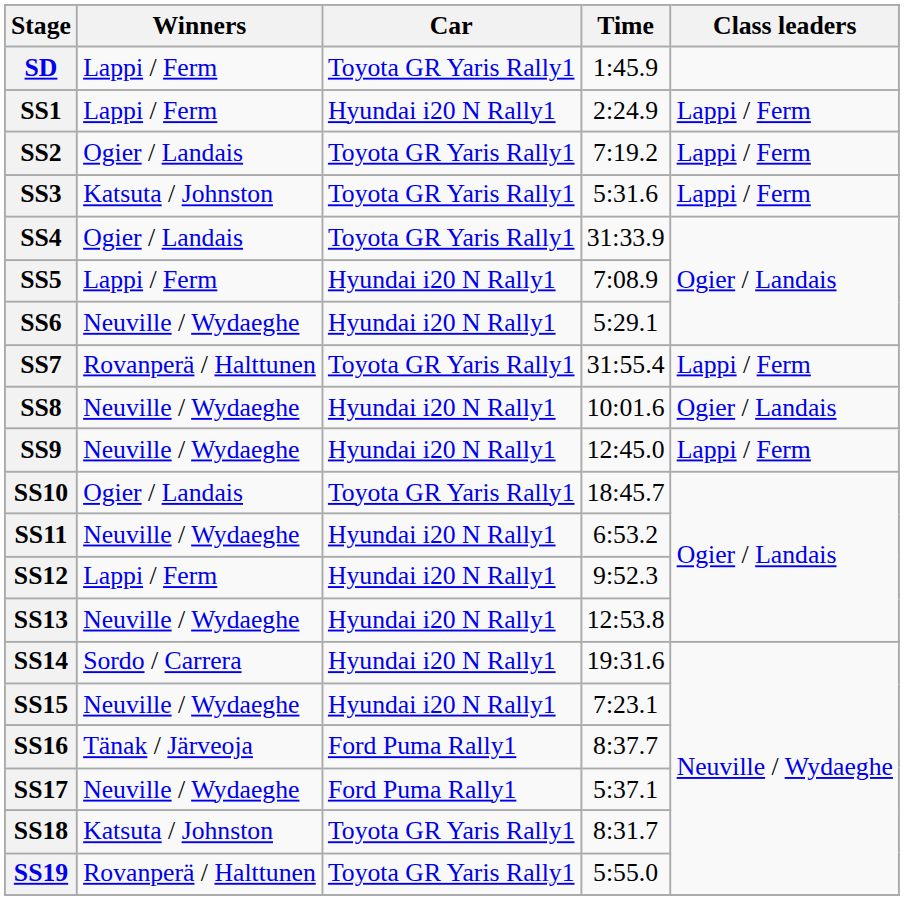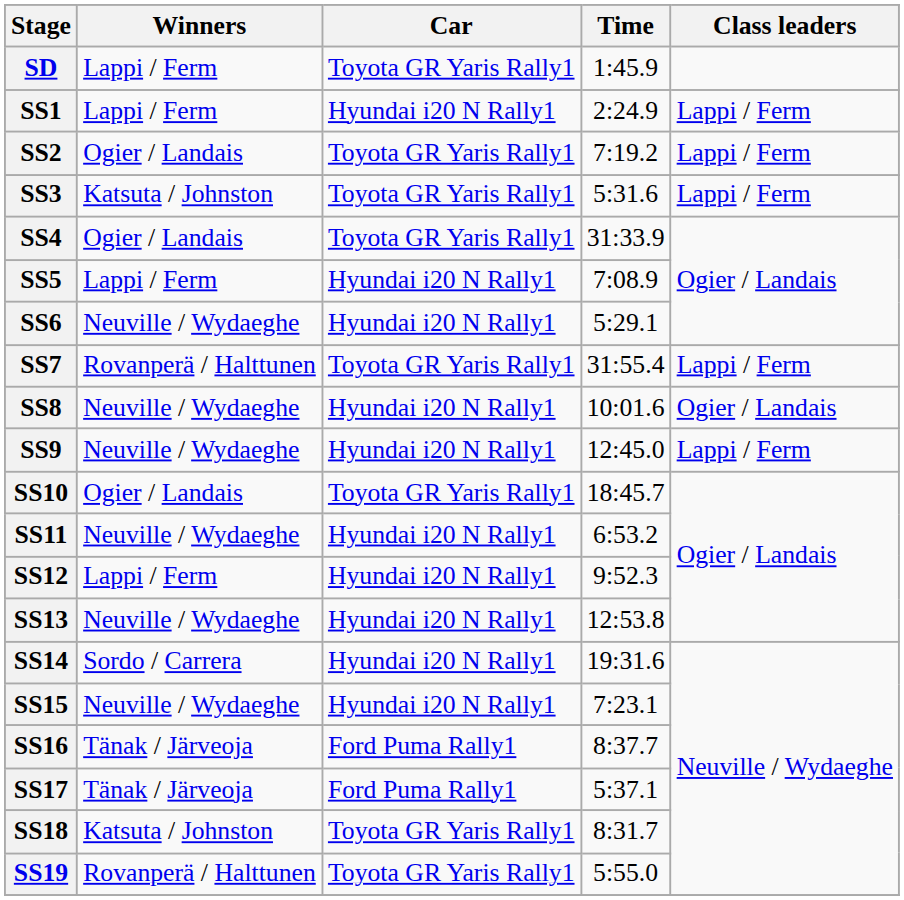(191, 788) Neuville / Wydaeghe -> (168, 788) Tänak / Järveoja
